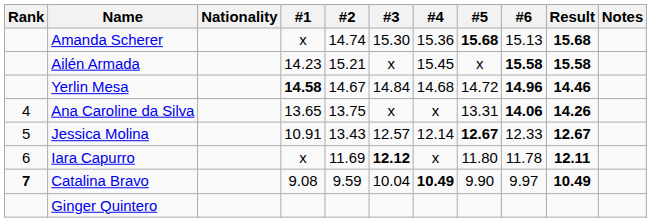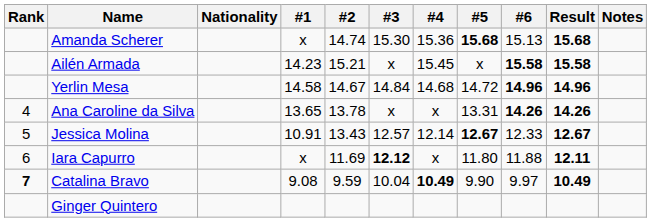(303, 87) bold -> (303, 87) normal
(572, 87) 14.46 -> (572, 87) 14.96
(347, 111) 13.75 -> (347, 111) 13.78
(524, 111) 14.06 -> (524, 111) 14.26
(524, 158) 11.78 -> (524, 158) 11.88
